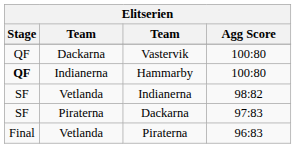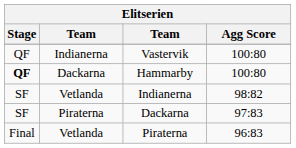(81, 53) Dackarna -> (81, 53) Indianerna
(81, 73) Indianerna -> (81, 73) Dackarna
